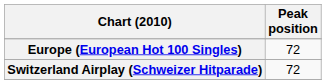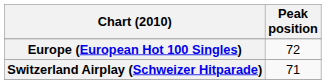(293, 69) 72 -> (293, 69) 71
